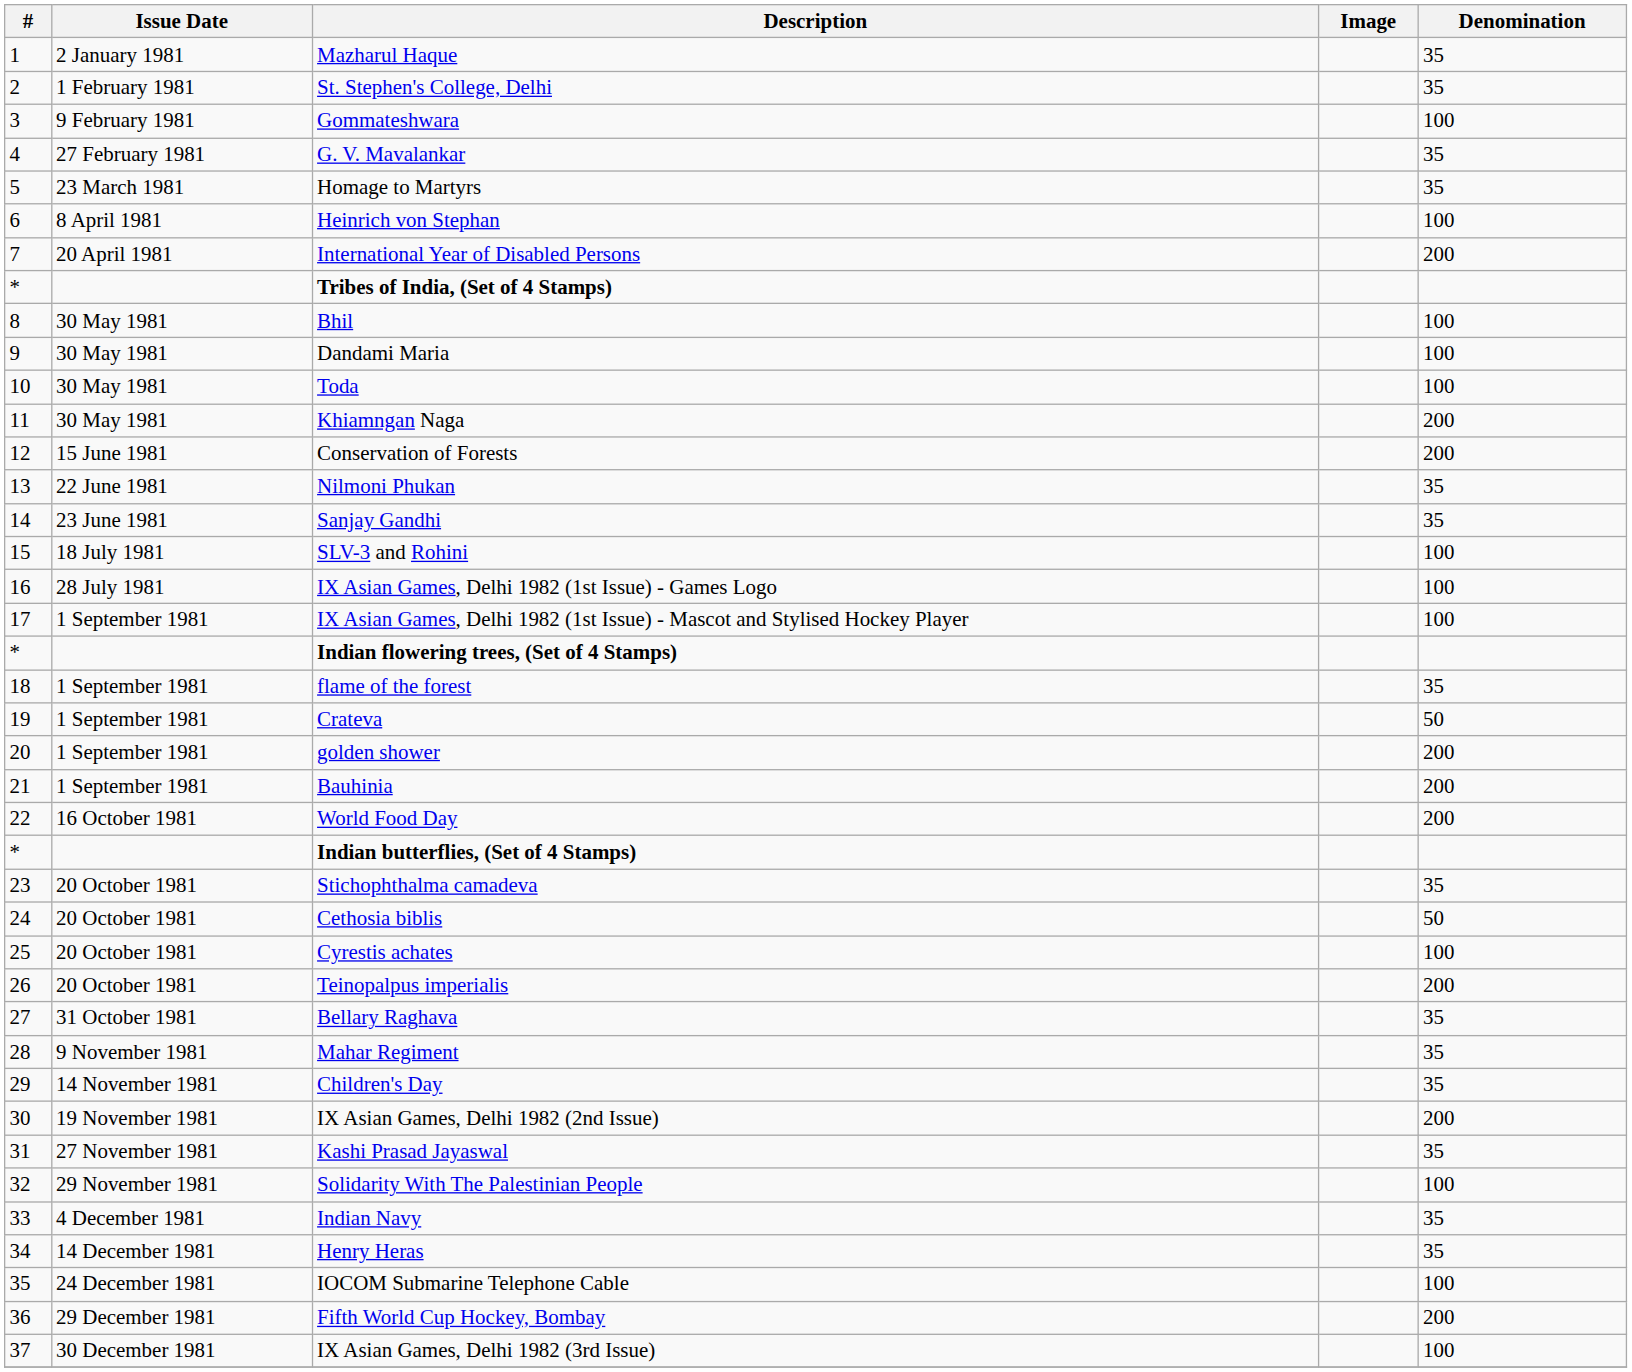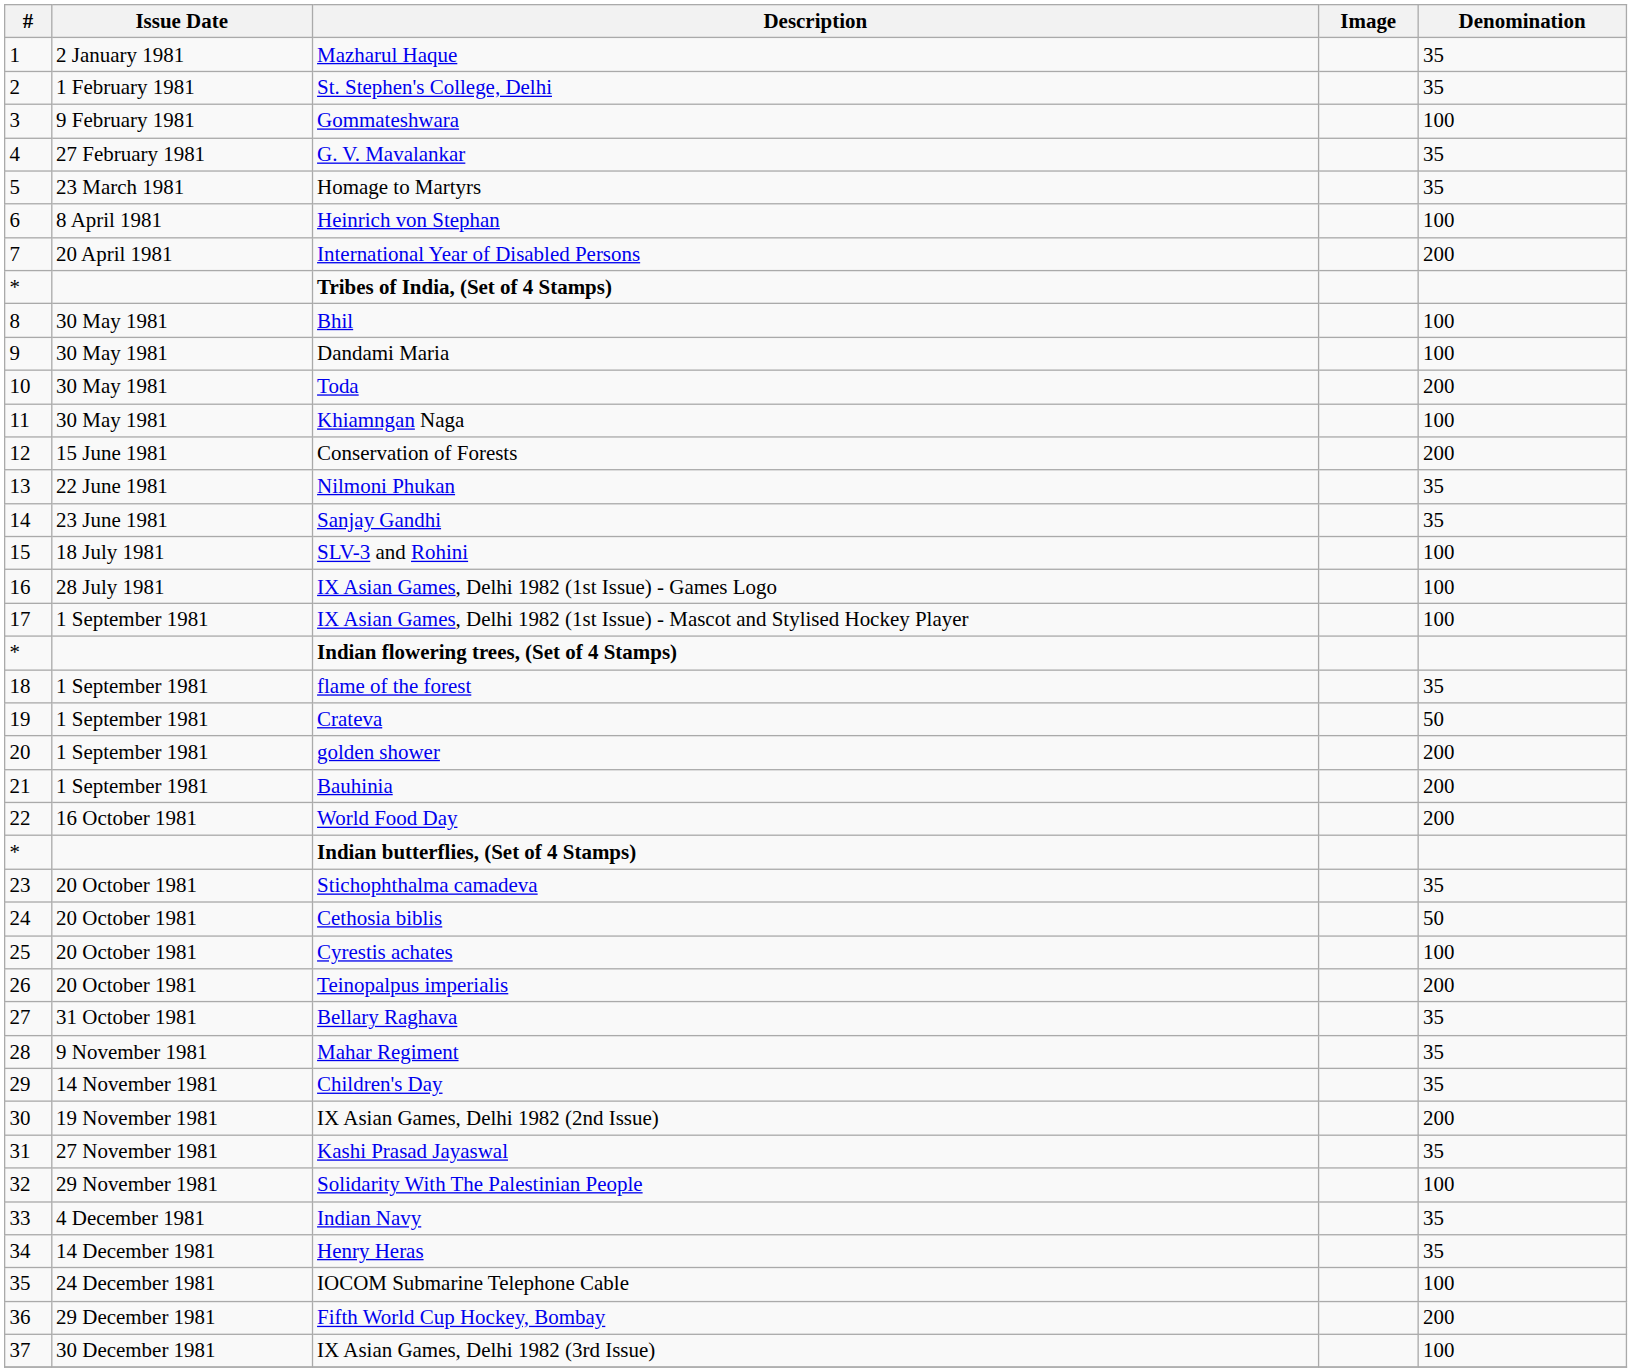(1439, 386) 100 -> (1439, 386) 200
(1439, 420) 200 -> (1439, 420) 100
